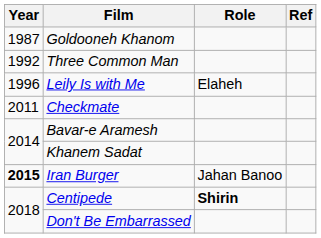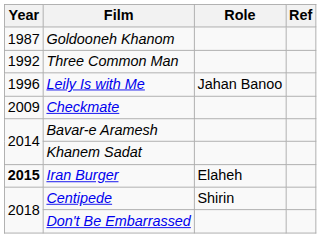(220, 84) Elaheh -> (240, 84) Jahan Banoo
(23, 107) 2011 -> (24, 107) 2009
(240, 175) Jahan Banoo -> (220, 175) Elaheh
(218, 198) bold -> (216, 198) normal
